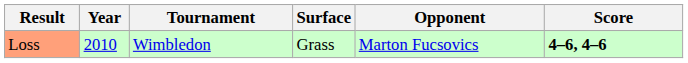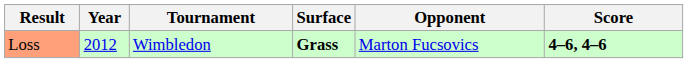(100, 44) 2010 -> (100, 44) 2012
(316, 44) normal -> (317, 44) bold
